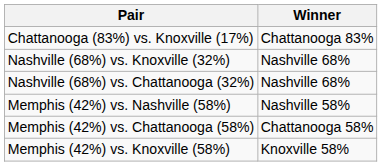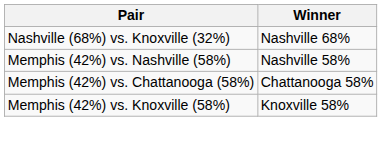- row: (131, 37)
- row: (131, 82)
